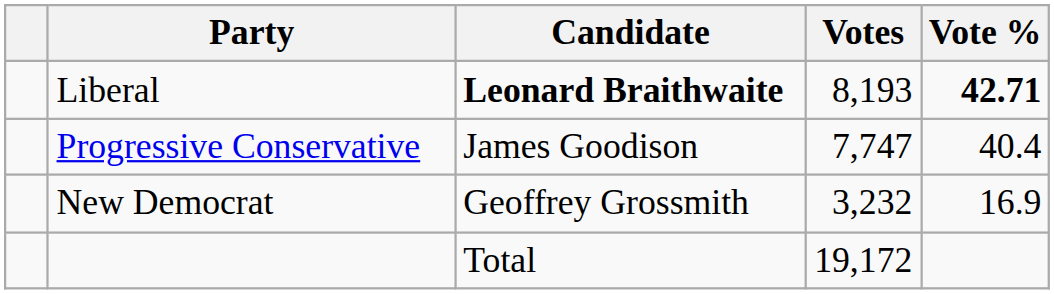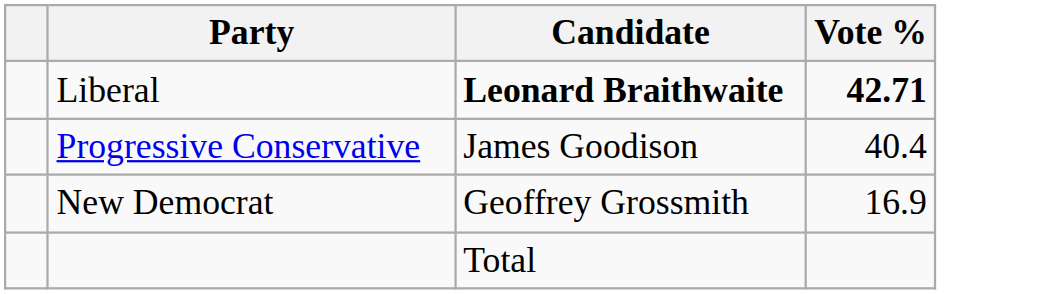- column: (863, 32)
